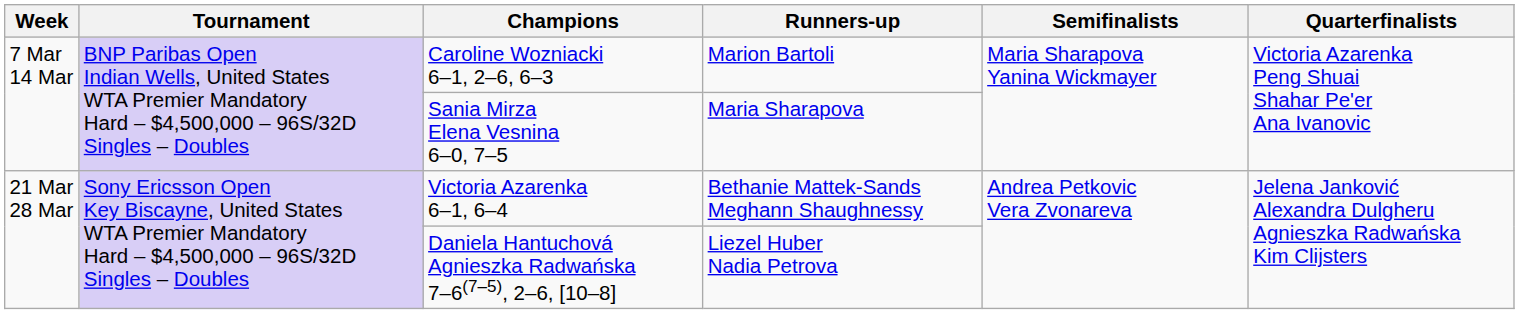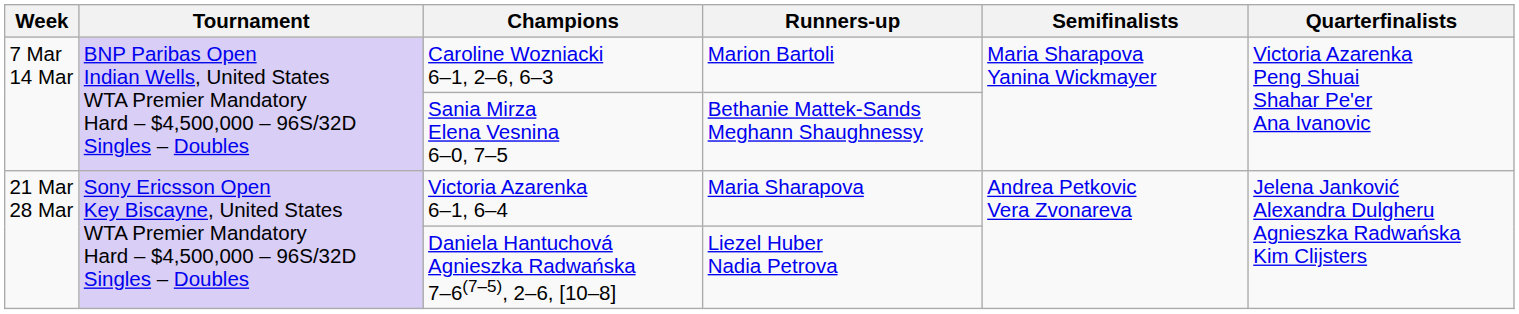(786, 109) Maria Sharapova -> (815, 120) Bethanie Mattek-Sands Meghann Shaughnessy
(815, 199) Bethanie Mattek-Sands Meghann Shaughnessy -> (786, 187) Maria Sharapova
